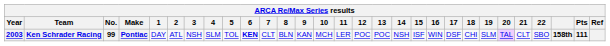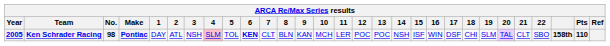(14, 35) 2003 -> (14, 35) 2005
(111, 35) 99 -> (111, 35) 98
(213, 35) no background -> (213, 35) pink background
(582, 35) 111 -> (582, 35) 110
